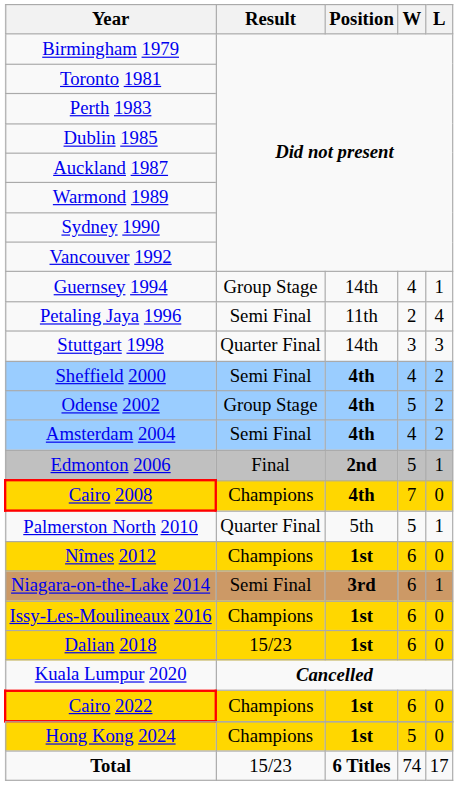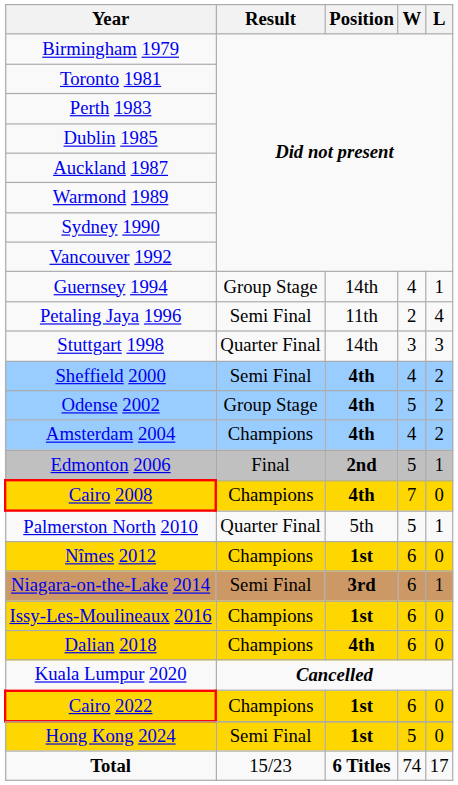(271, 434) Semi Final -> (271, 434) Champions
(271, 645) 15/23 -> (271, 645) Champions
(362, 645) 1st -> (362, 645) 4th
(271, 735) Champions -> (271, 735) Semi Final
